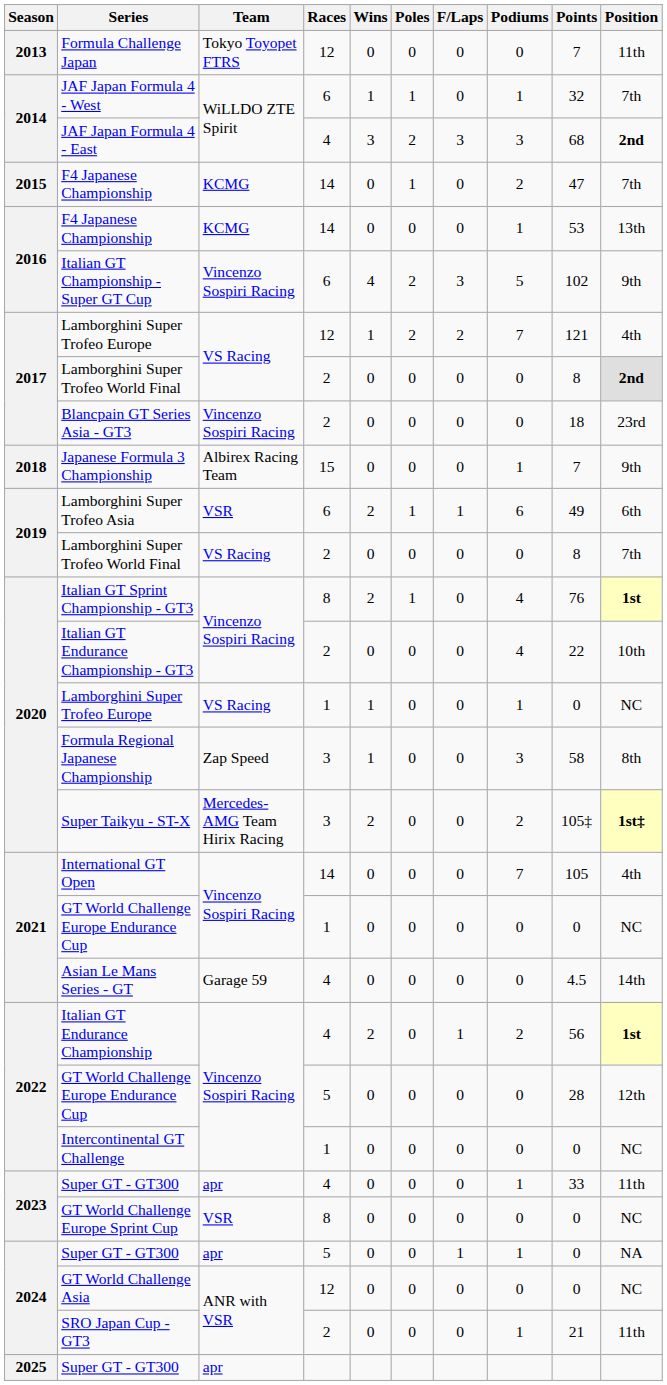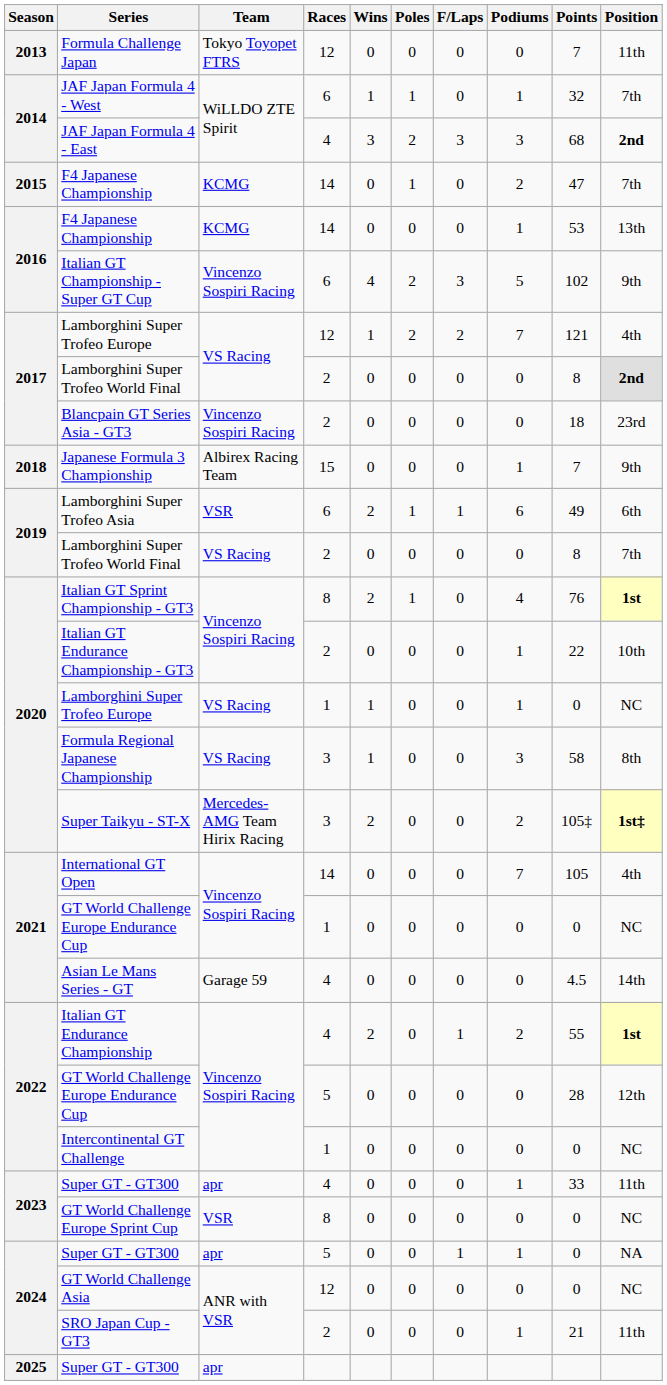(520, 652) 4 -> (520, 652) 1
(236, 758) Zap Speed -> (237, 758) VS Racing
(577, 1033) 56 -> (577, 1033) 55
